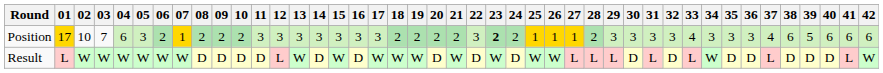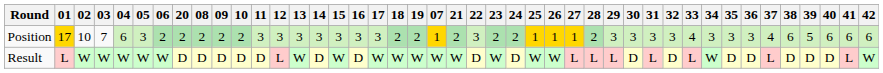columns swapped: (182, 15) <-> (437, 15)
(496, 36) bold -> (496, 36) normal
